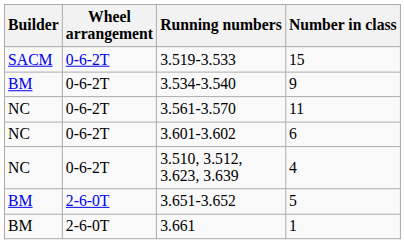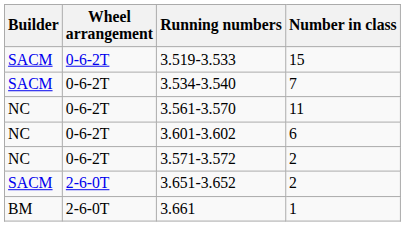(20, 84) BM -> (30, 84) SACM
(293, 84) 9 -> (293, 84) 7
+ row: (198, 158)
- row: (201, 167)
(20, 201) BM -> (30, 183) SACM
(293, 201) 5 -> (293, 183) 2
